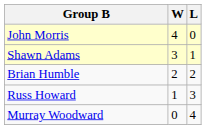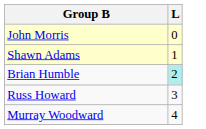- column: (177, 14)
(193, 74) no background -> (174, 74) paleturquoise background
